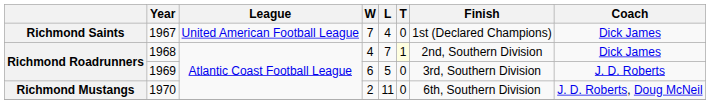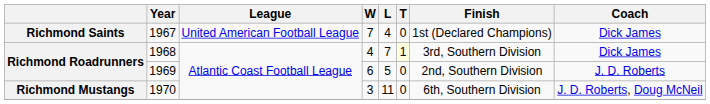(482, 52) 2nd, Southern Division -> (482, 52) 3rd, Southern Division
(482, 71) 3rd, Southern Division -> (482, 71) 2nd, Southern Division
(370, 90) 2 -> (370, 90) 3
